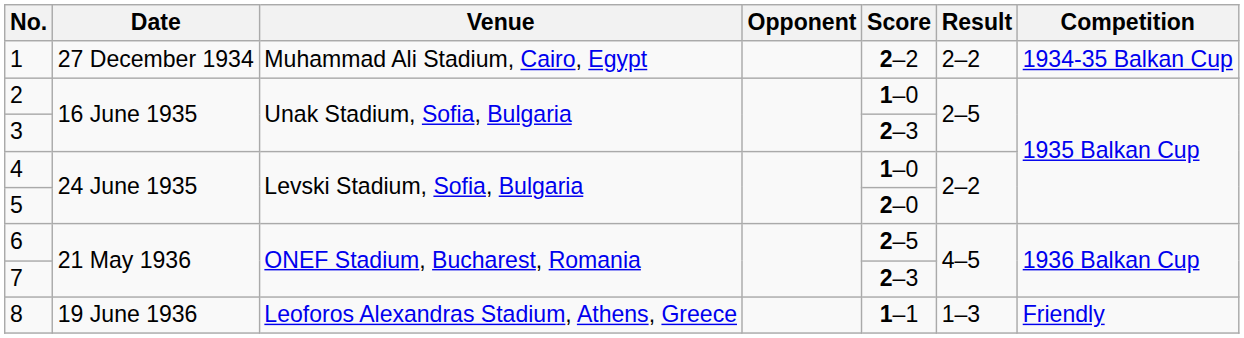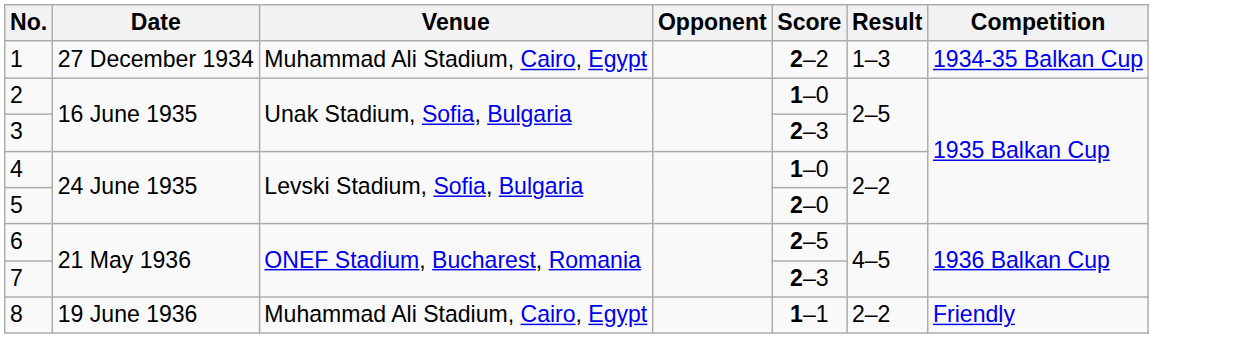(961, 59) 2–2 -> (871, 59) 1–3
(501, 315) Leoforos Alexandras Stadium, Athens, Greece -> (456, 315) Muhammad Ali Stadium, Cairo, Egypt
(961, 315) 1–3 -> (871, 315) 2–2
